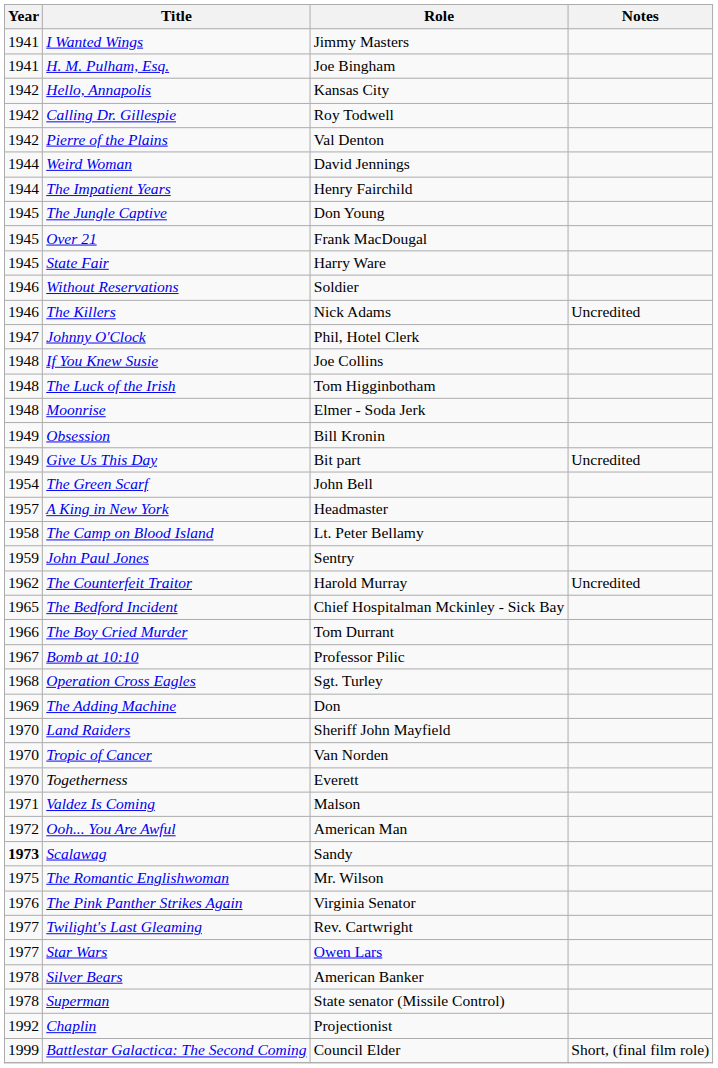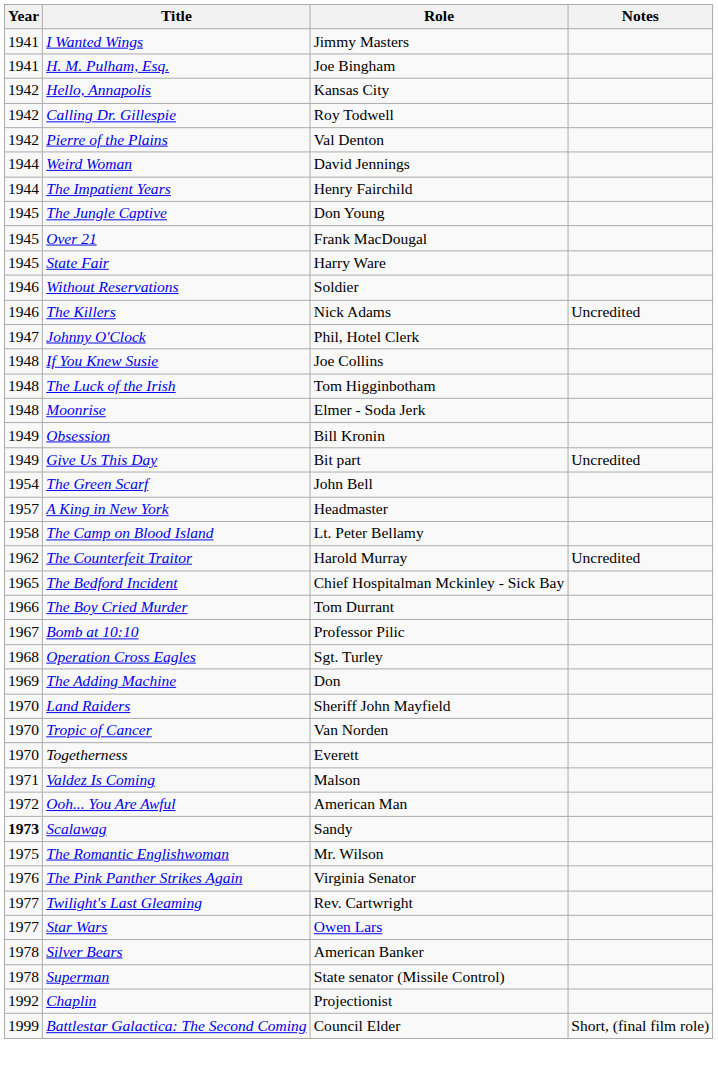- row: (98, 558)
